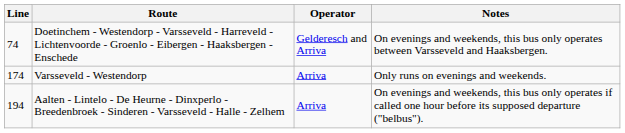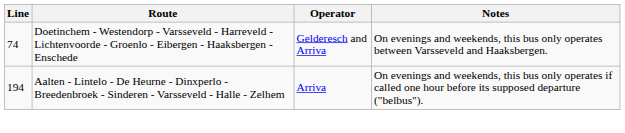- row: (91, 75)
